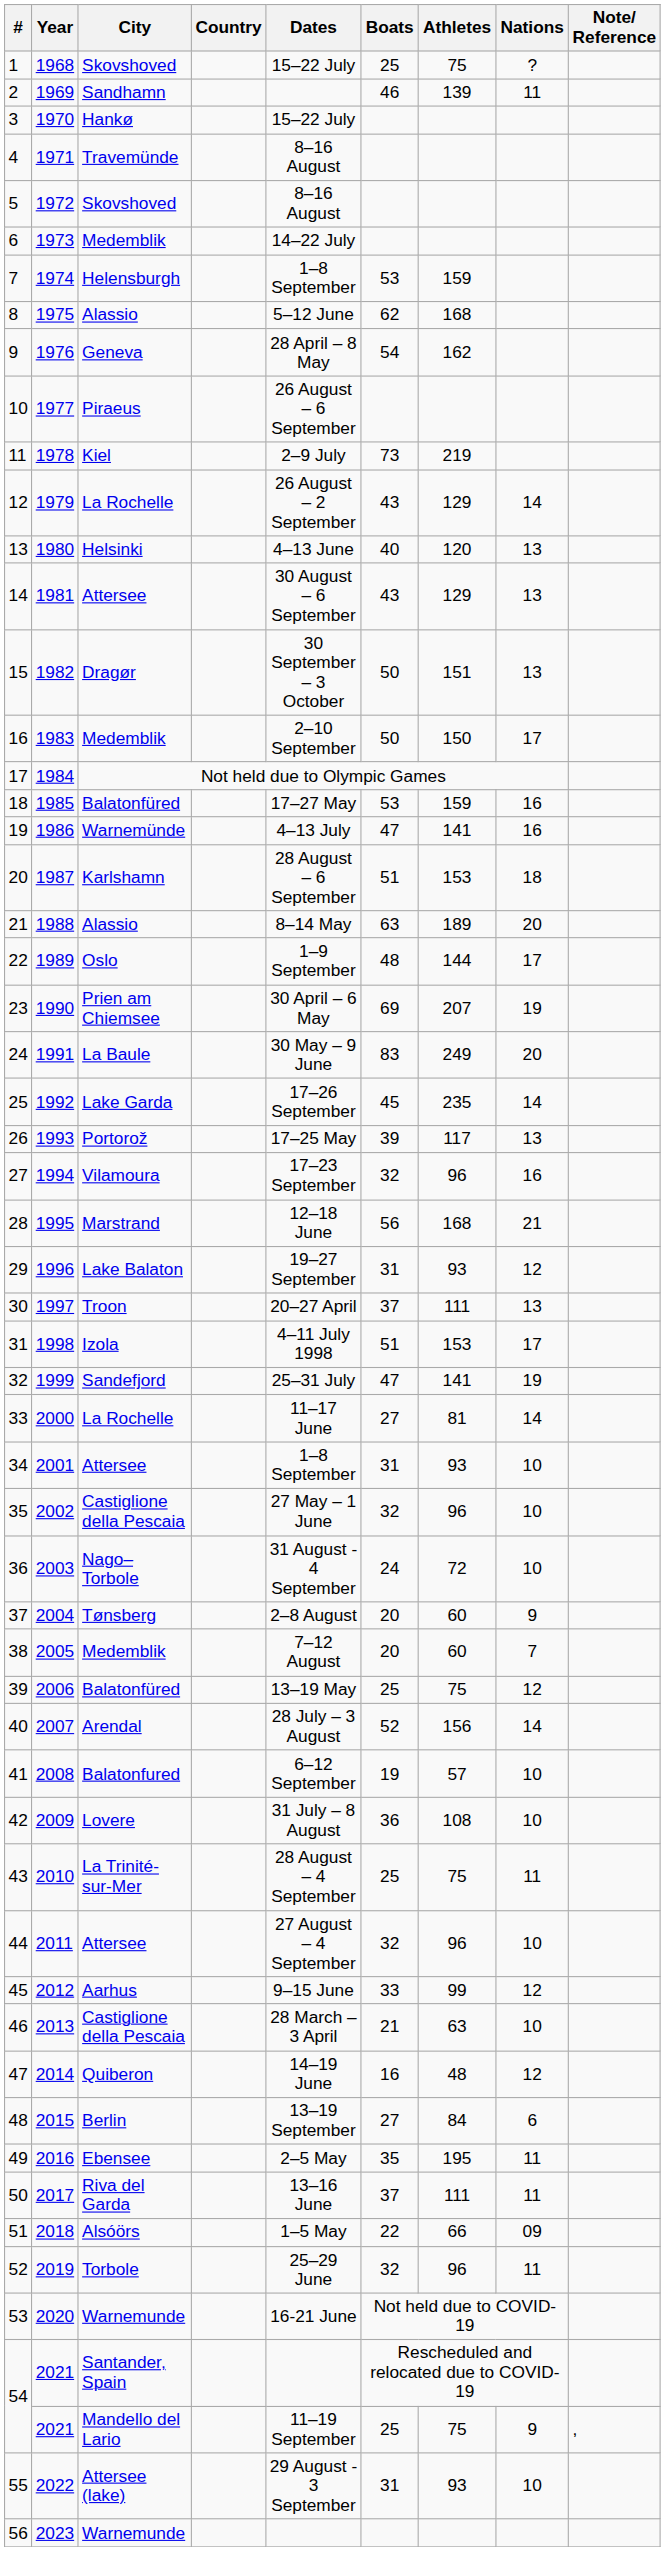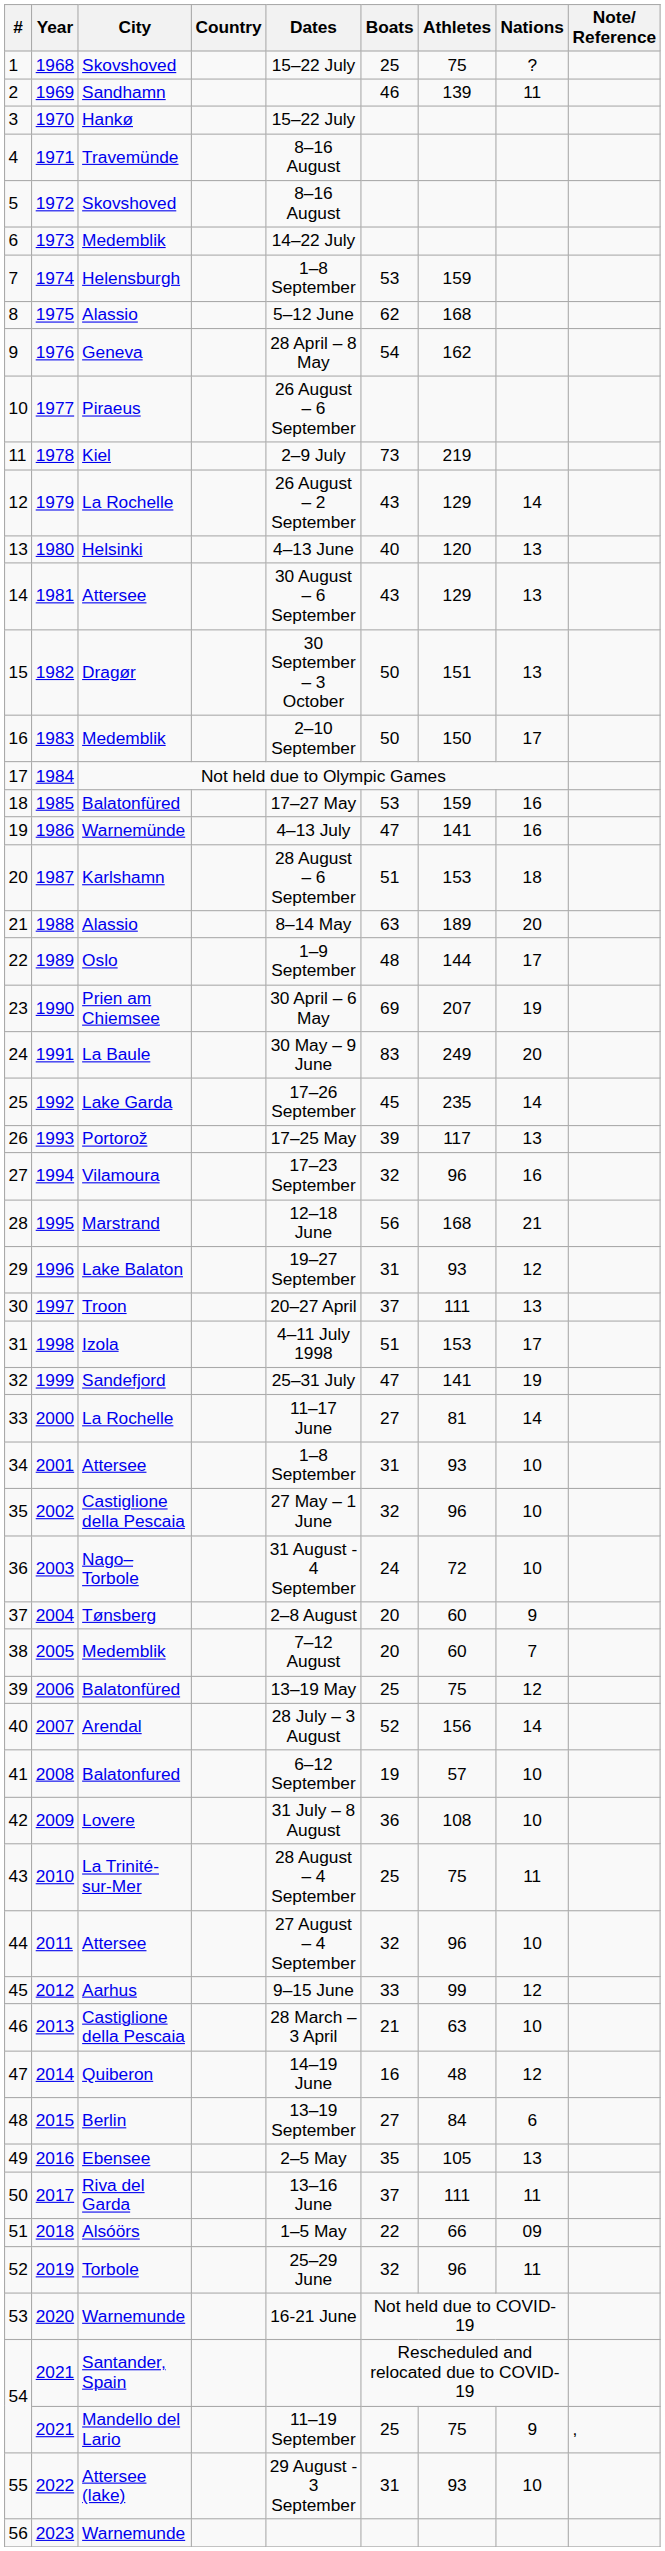(457, 2158) 195 -> (457, 2158) 105
(532, 2158) 11 -> (532, 2158) 13
